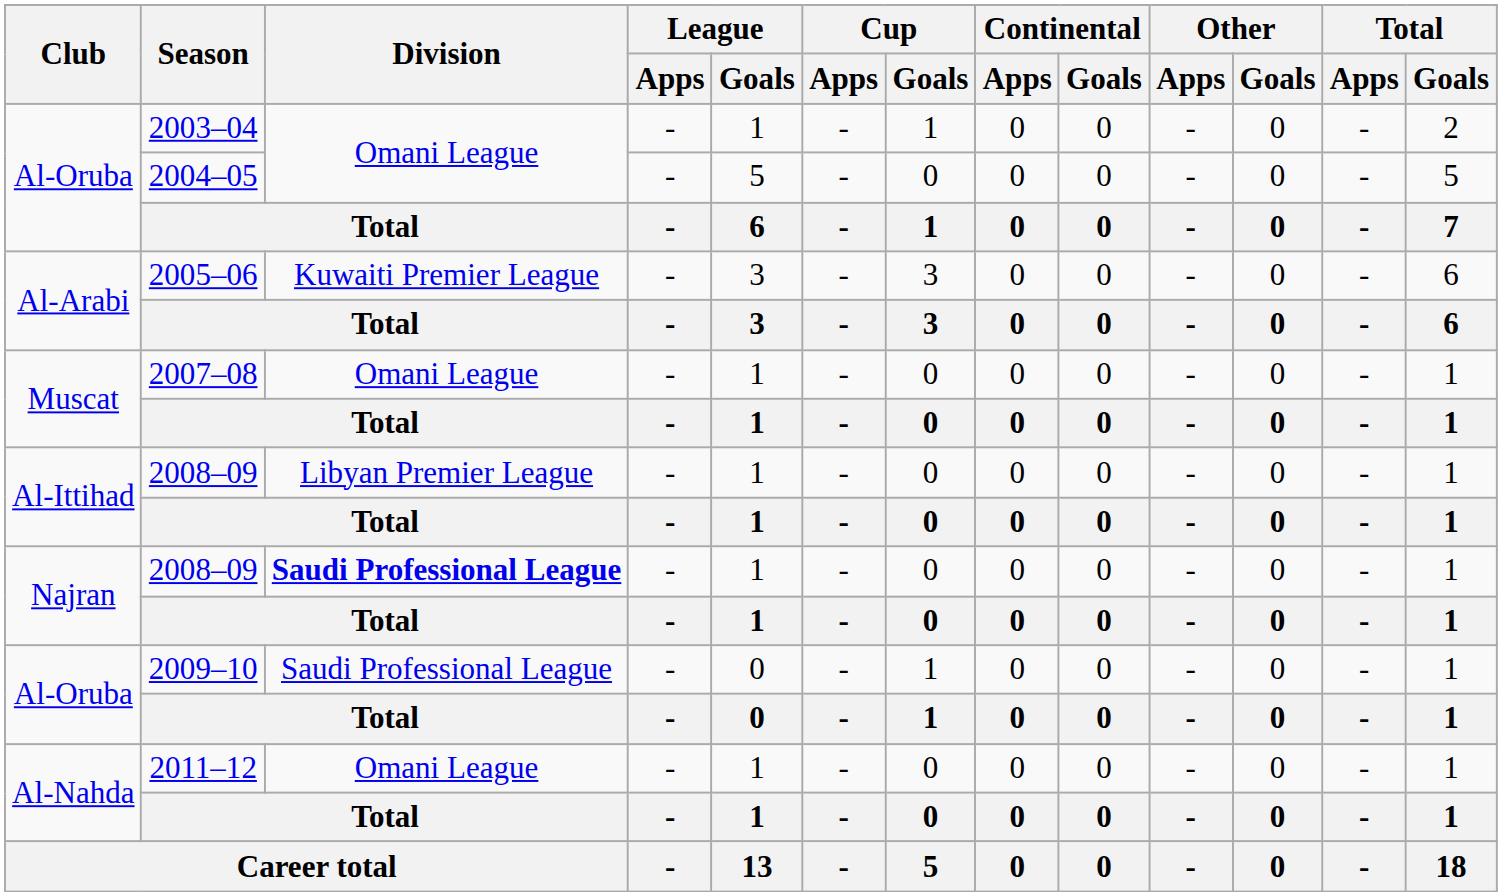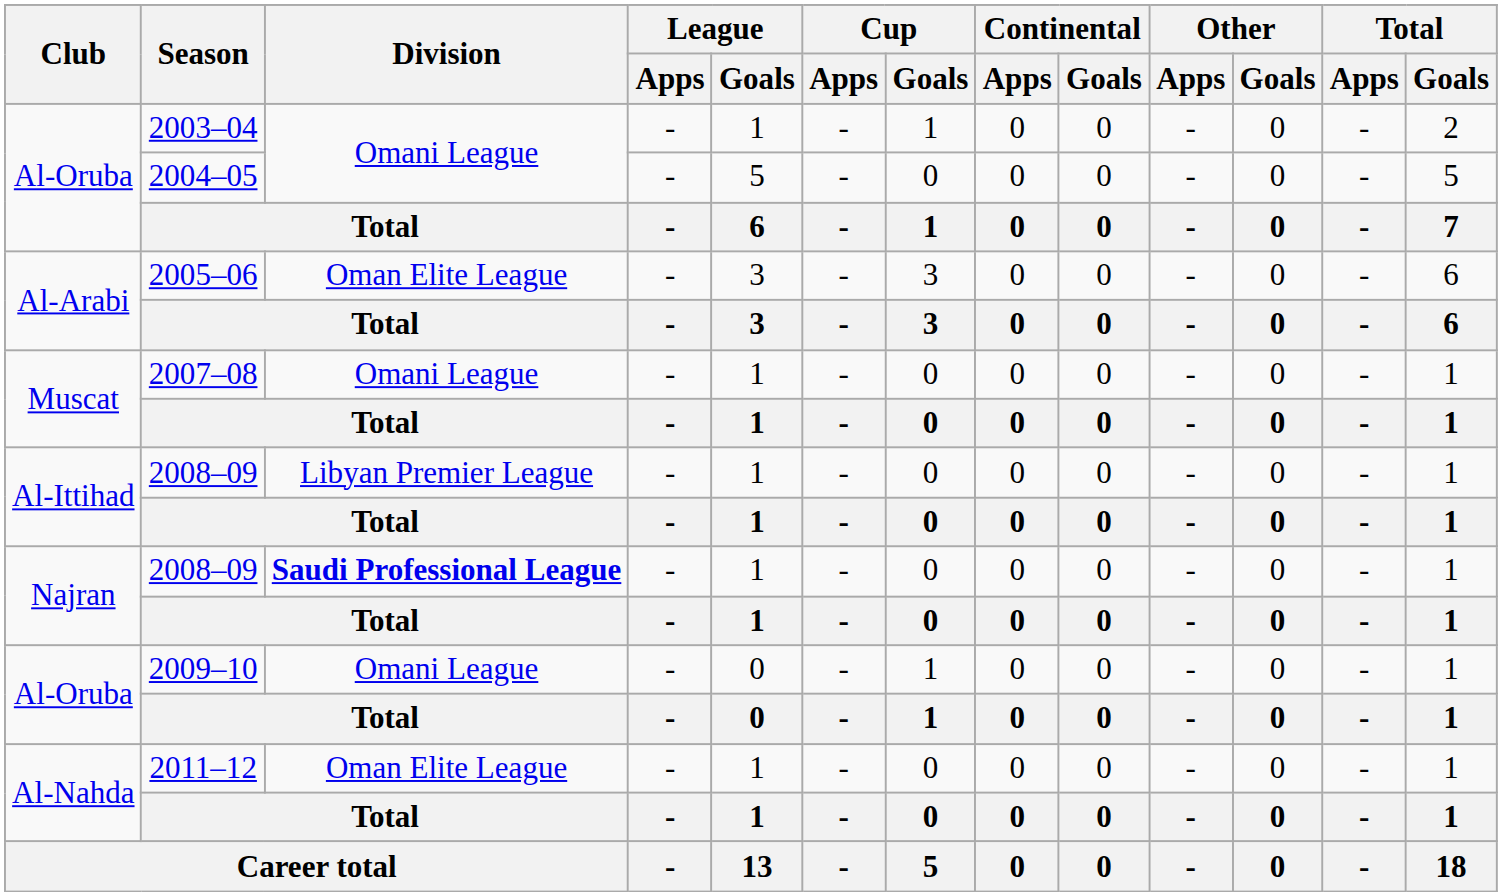(447, 275) Kuwaiti Premier League -> (447, 275) Oman Elite League
(447, 669) Saudi Professional League -> (447, 669) Omani League
(447, 767) Omani League -> (447, 767) Oman Elite League
